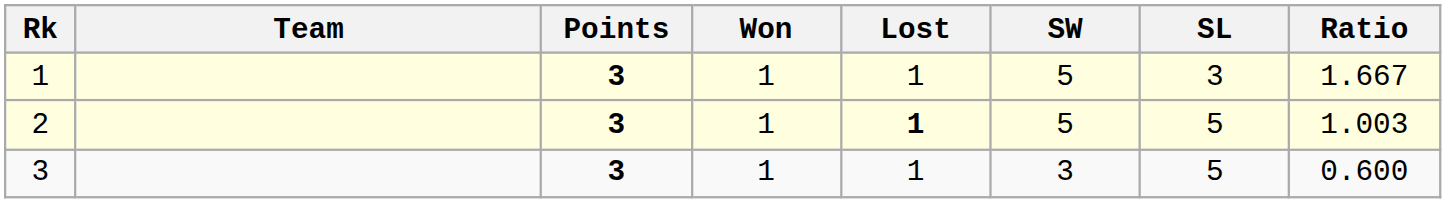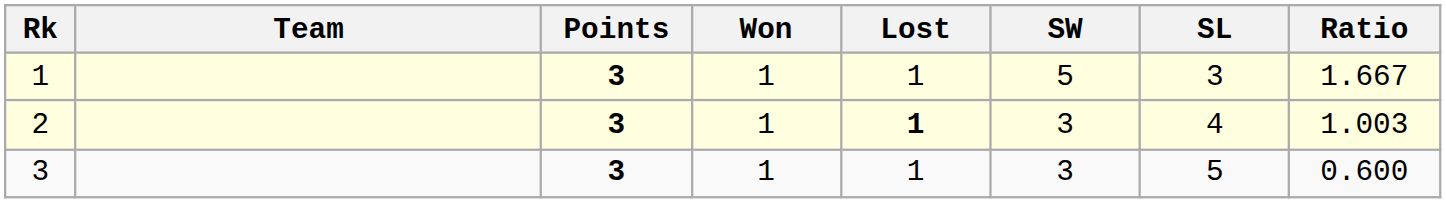(1065, 125) 5 -> (1065, 125) 3
(1215, 125) 5 -> (1215, 125) 4
